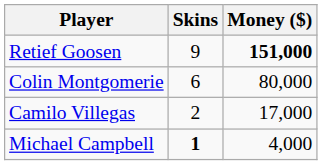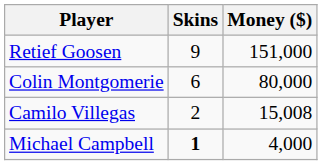(281, 50) bold -> (281, 50) normal
(285, 112) 17,000 -> (285, 112) 15,008
